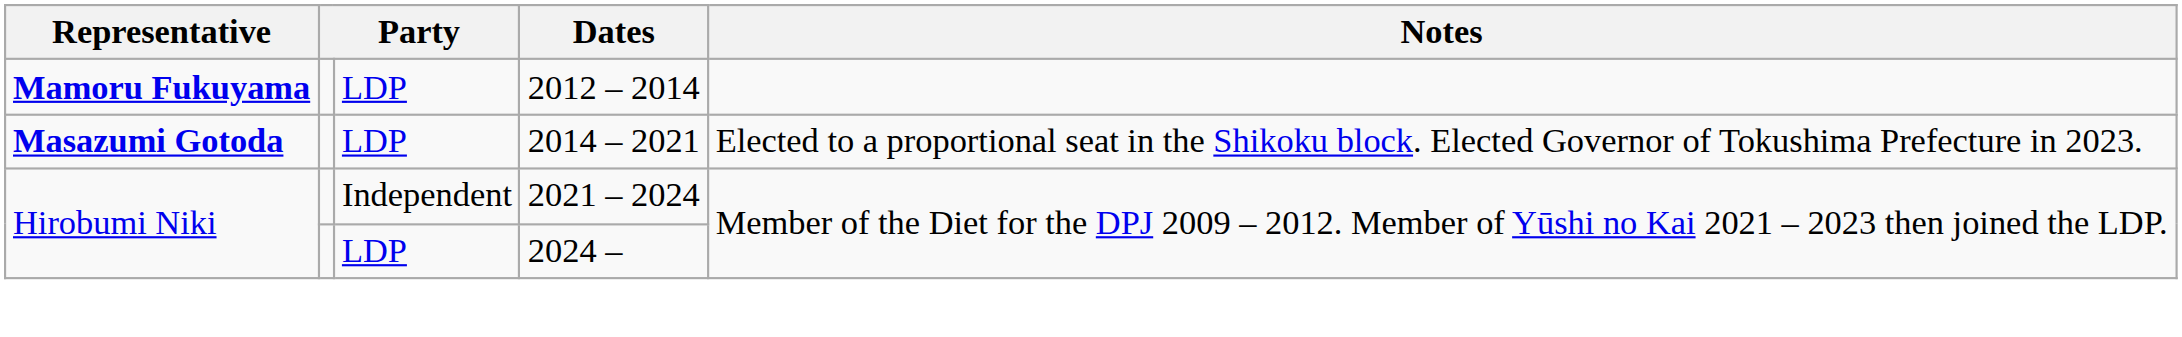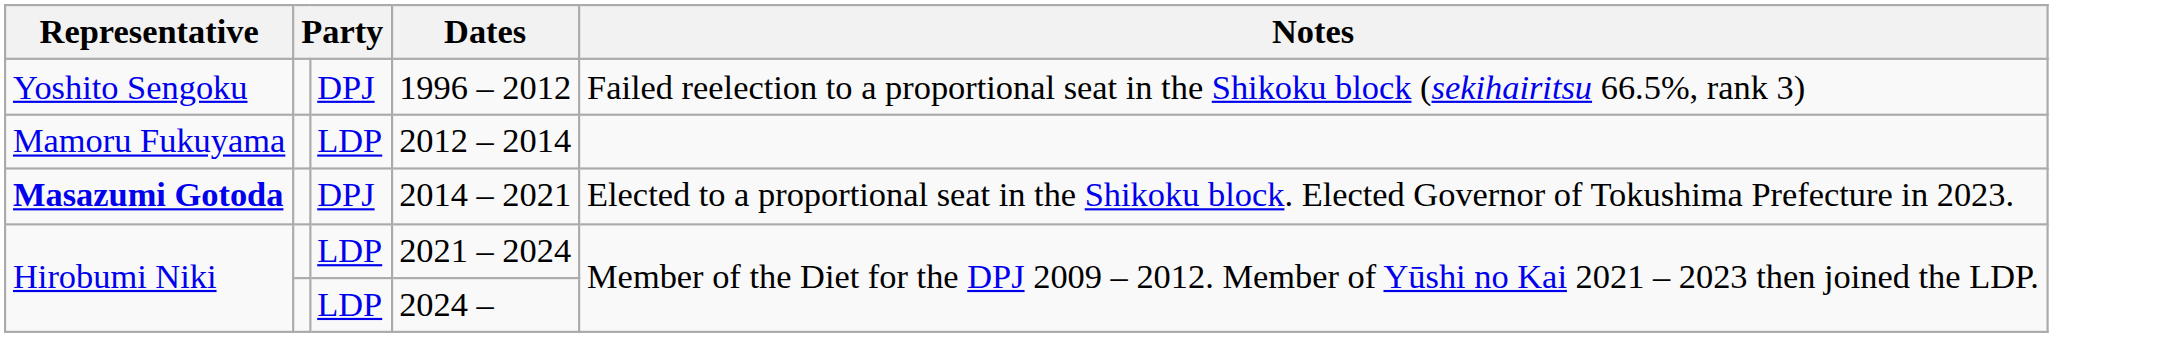+ row: (485, 86)
(162, 86) bold -> (149, 140) normal
(374, 140) LDP -> (346, 195) DPJ
(427, 195) Independent -> (350, 250) LDP
